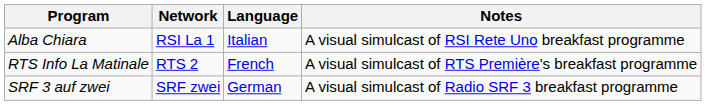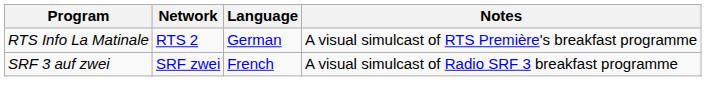- row: (47, 40)
(251, 64) French -> (254, 40) German
(254, 87) German -> (251, 64) French
